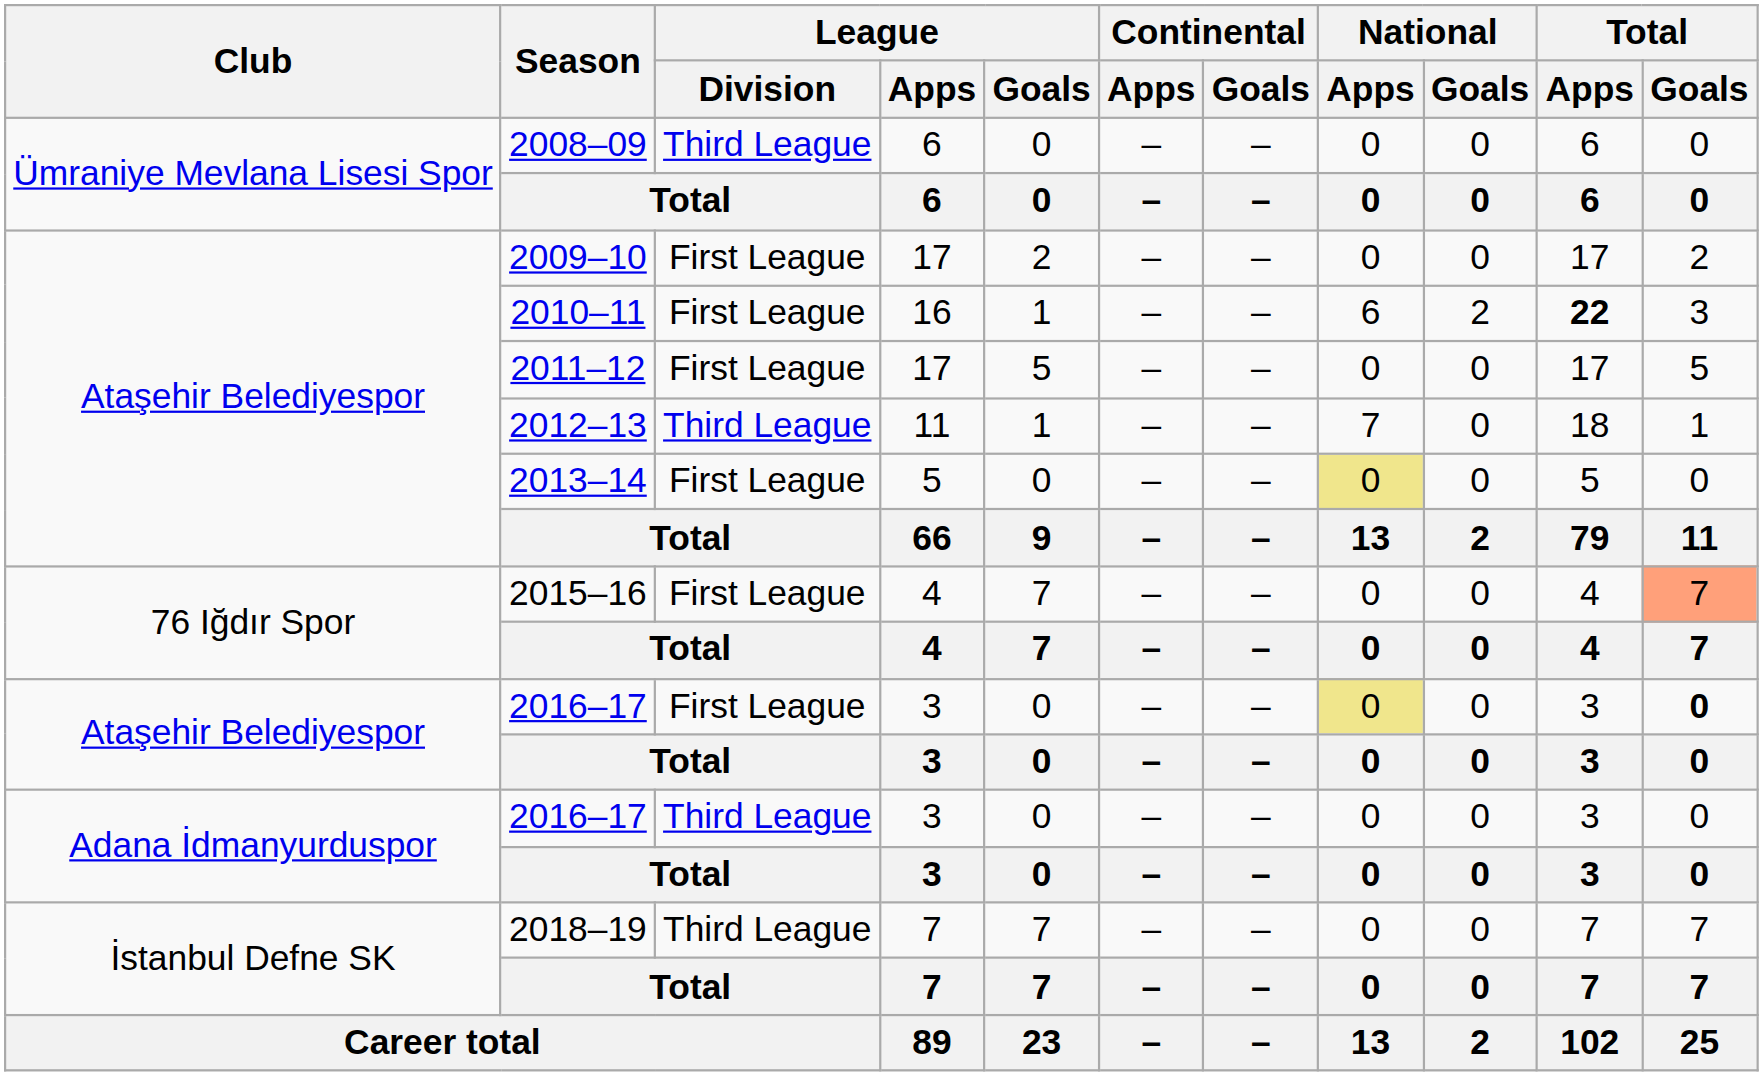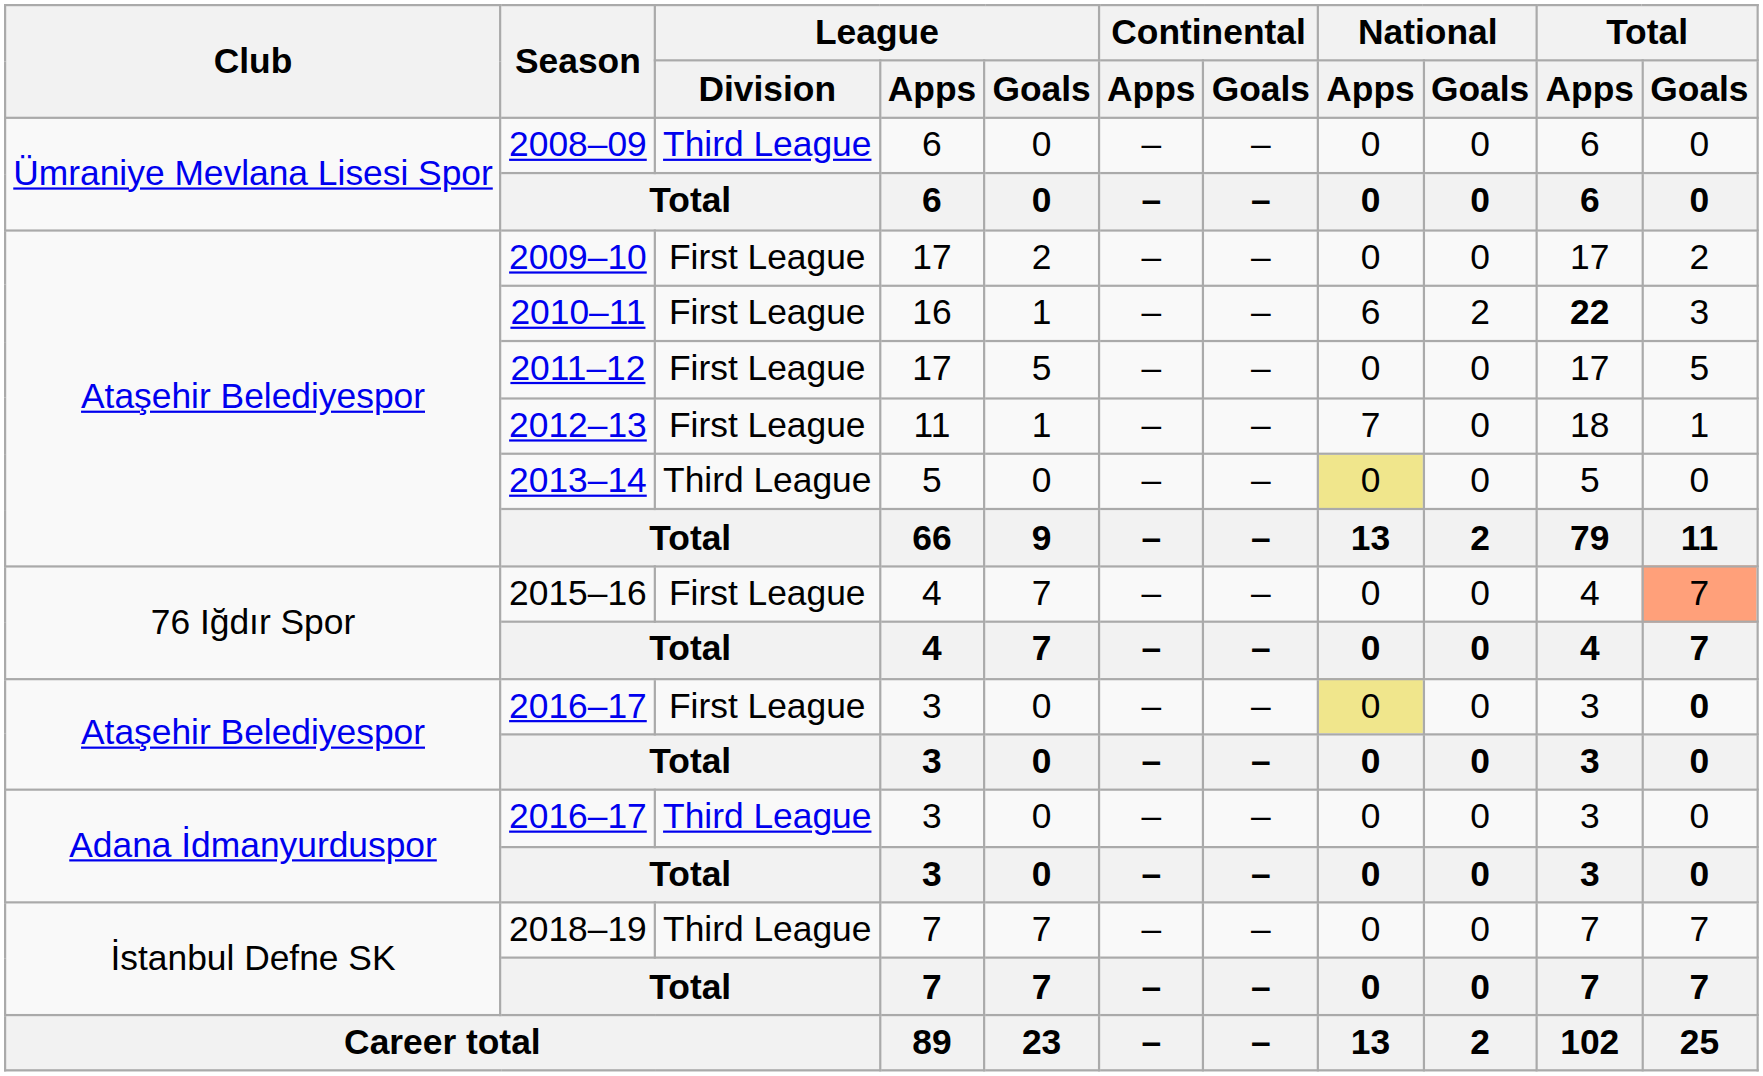(767, 425) Third League -> (767, 425) First League
(767, 481) First League -> (767, 481) Third League
